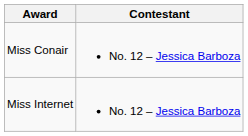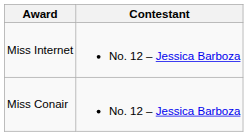rows swapped: (40, 104) <-> (38, 50)
